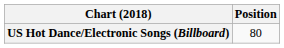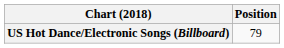(256, 33) 80 -> (256, 33) 79
